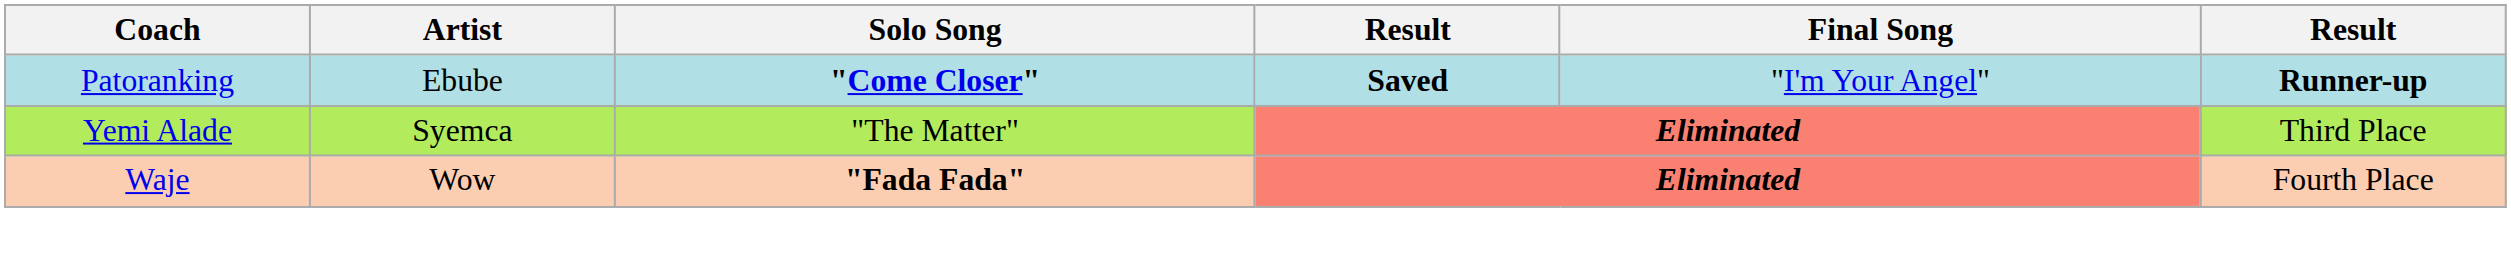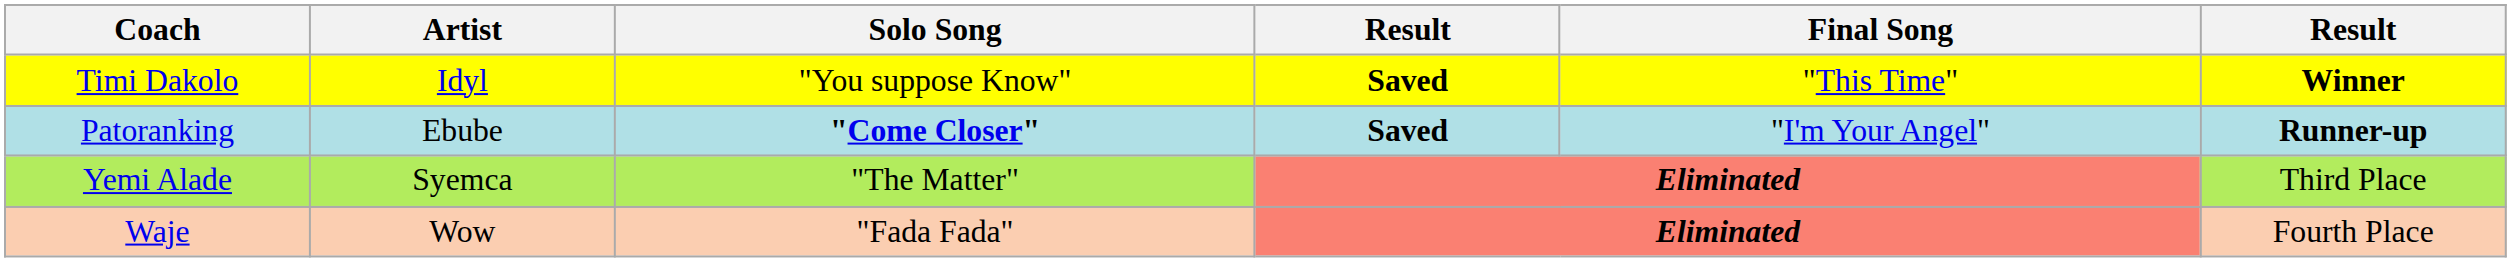+ row: (157, 79)
(935, 180) bold -> (935, 230) normal
